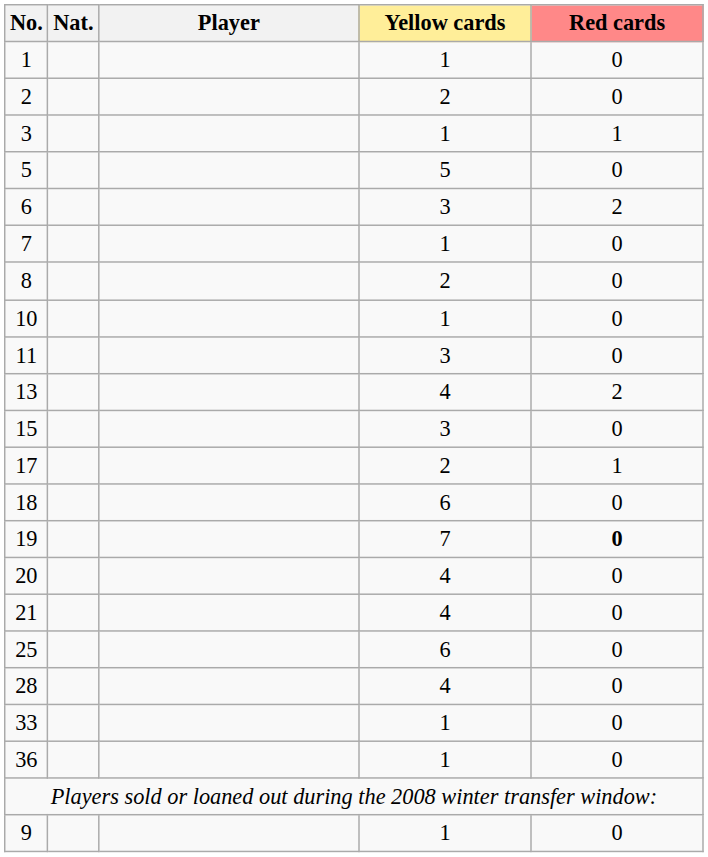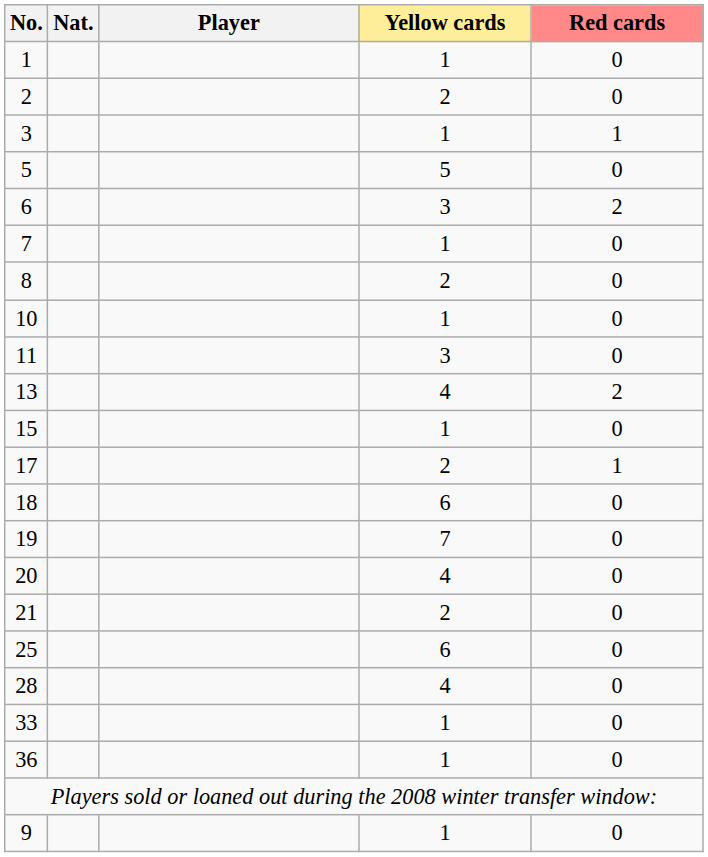(445, 428) 3 -> (445, 428) 1
(617, 538) bold -> (617, 538) normal
(445, 612) 4 -> (445, 612) 2
